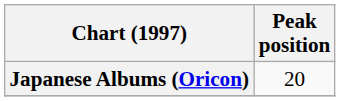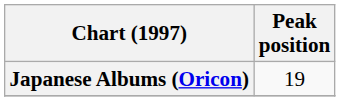(294, 78) 20 -> (294, 78) 19
